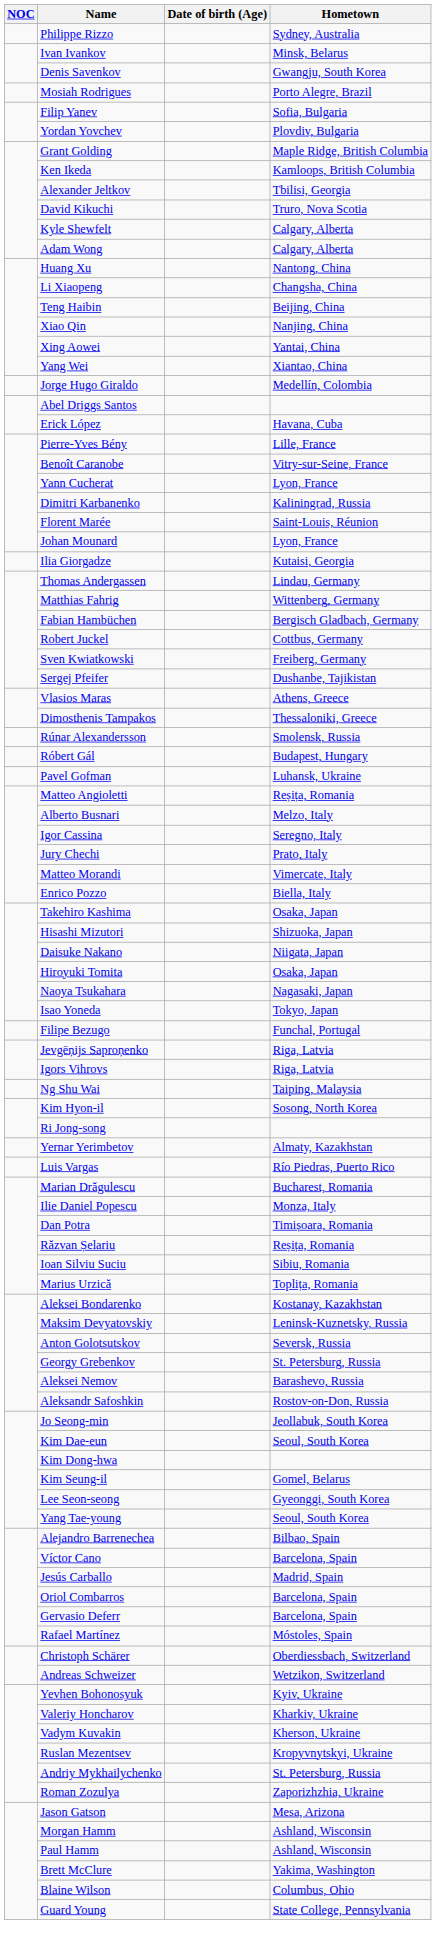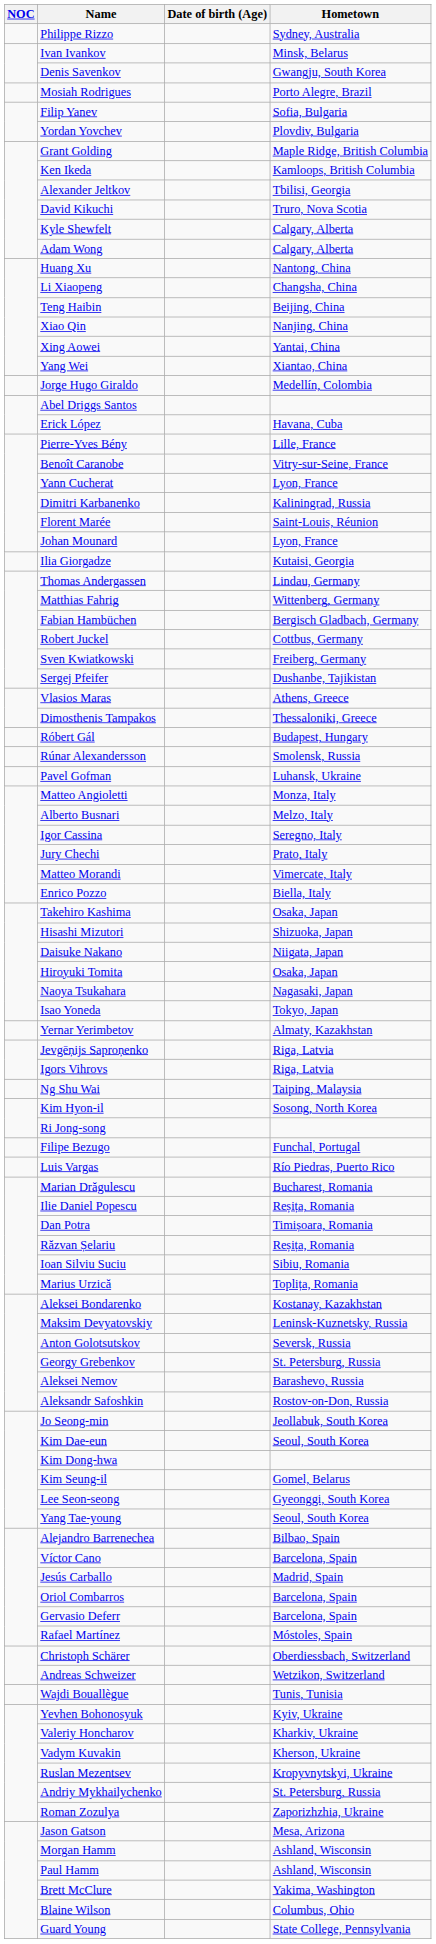rows swapped: (67, 756) <-> (93, 737)
(313, 795) Reșița, Romania -> (304, 795) Monza, Italy
rows swapped: (87, 1147) <-> (75, 1030)
(304, 1206) Monza, Italy -> (313, 1206) Reșița, Romania
+ row: (84, 1694)
